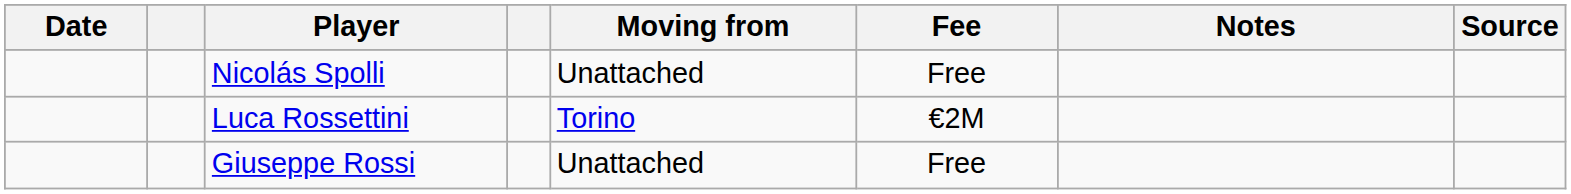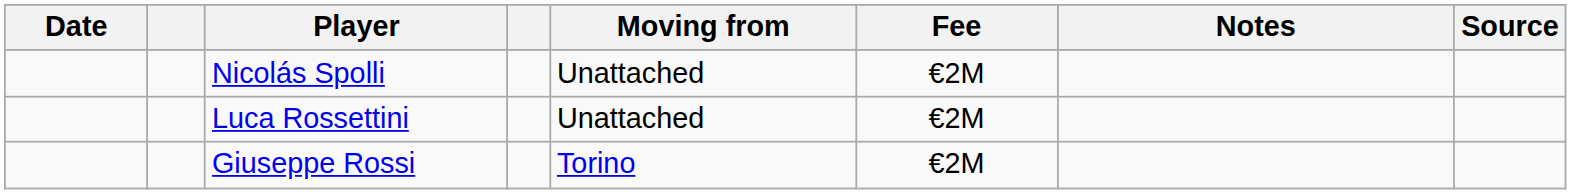(957, 73) Free -> (957, 73) €2M
(596, 118) Torino -> (631, 118) Unattached
(630, 164) Unattached -> (596, 164) Torino
(957, 164) Free -> (957, 164) €2M
